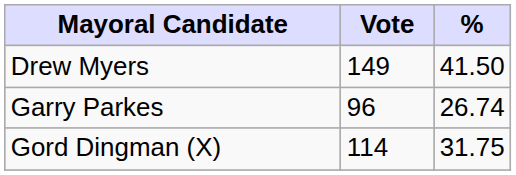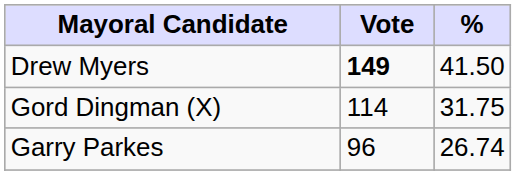(368, 66) normal -> (368, 66) bold
rows swapped: (116, 148) <-> (87, 107)
